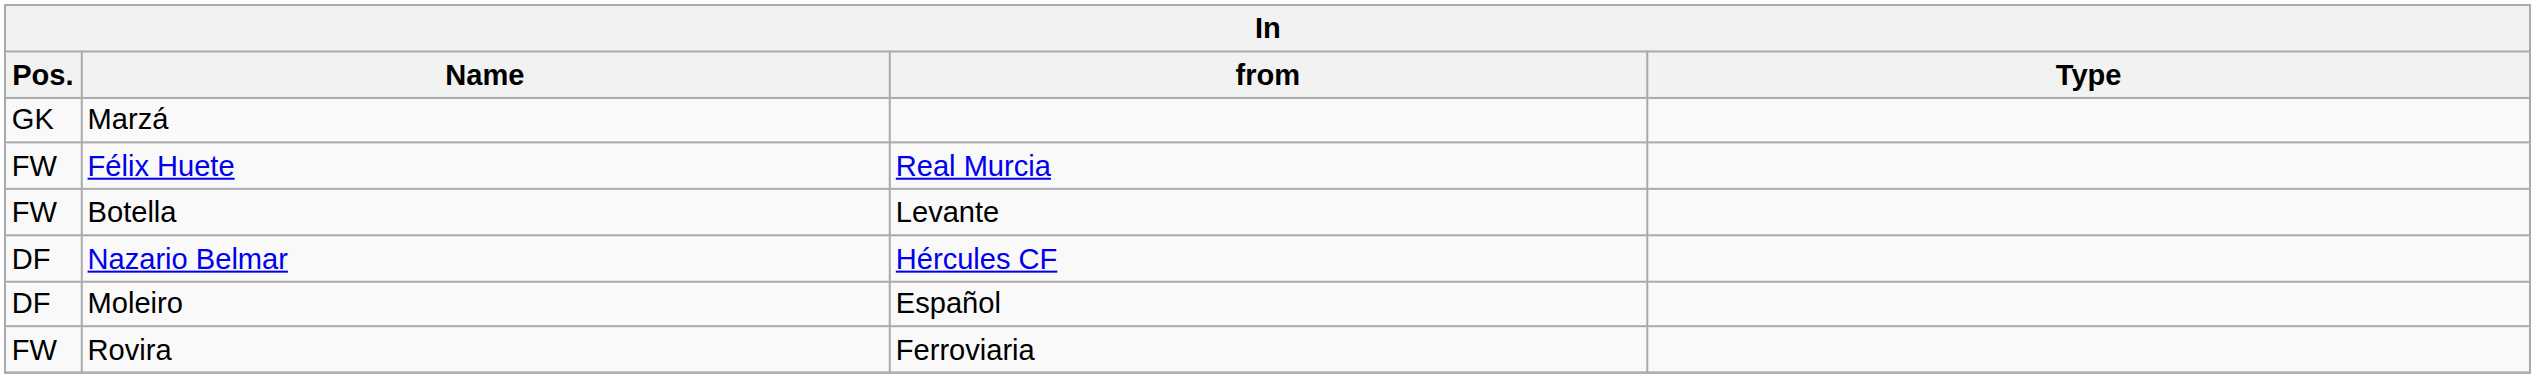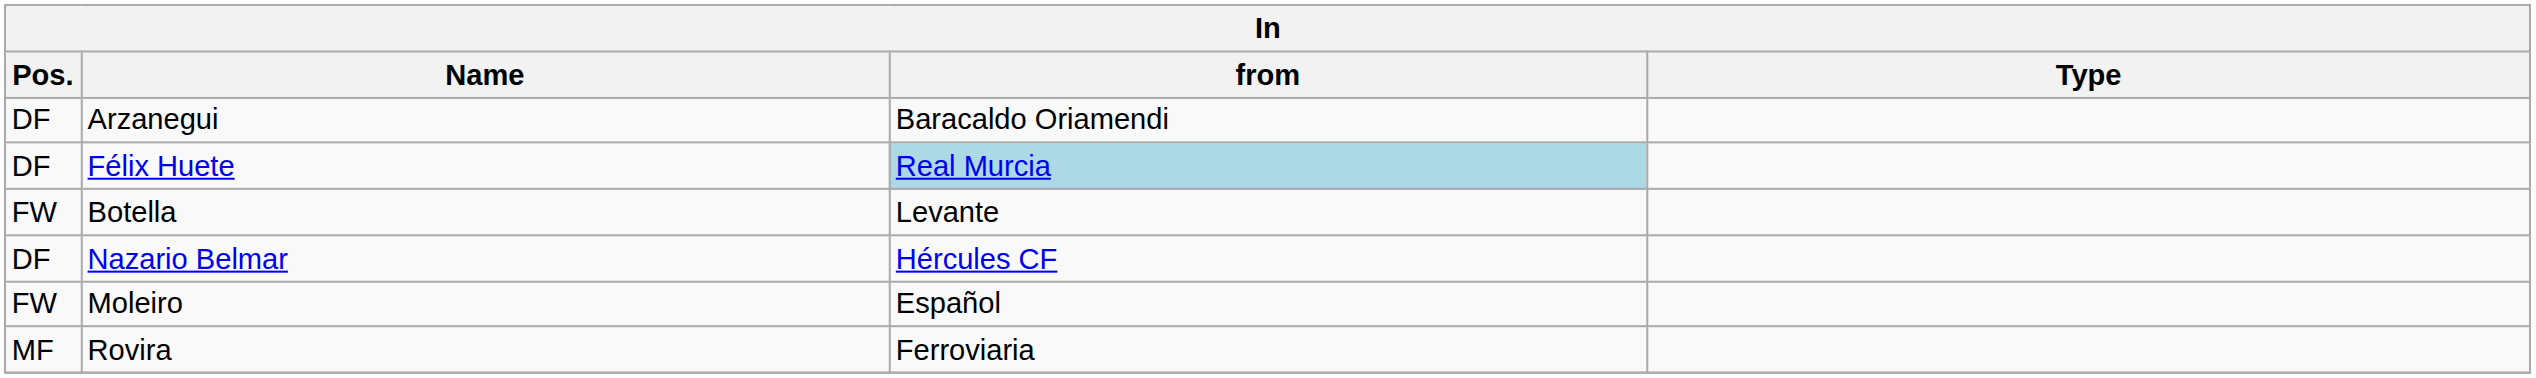- row: (128, 120)
+ row: (153, 120)
(34, 166) FW -> (31, 166) DF
(973, 166) no background -> (973, 166) lightblue background
(31, 304) DF -> (34, 304) FW
(34, 350) FW -> (33, 350) MF
